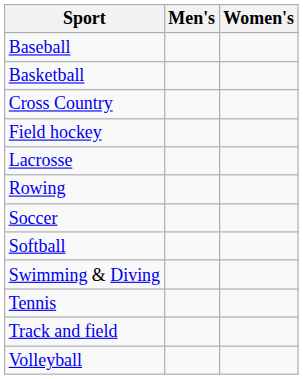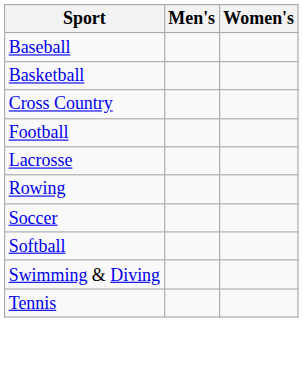- row: (55, 132)
+ row: (39, 132)
- row: (63, 331)
- row: (45, 359)
